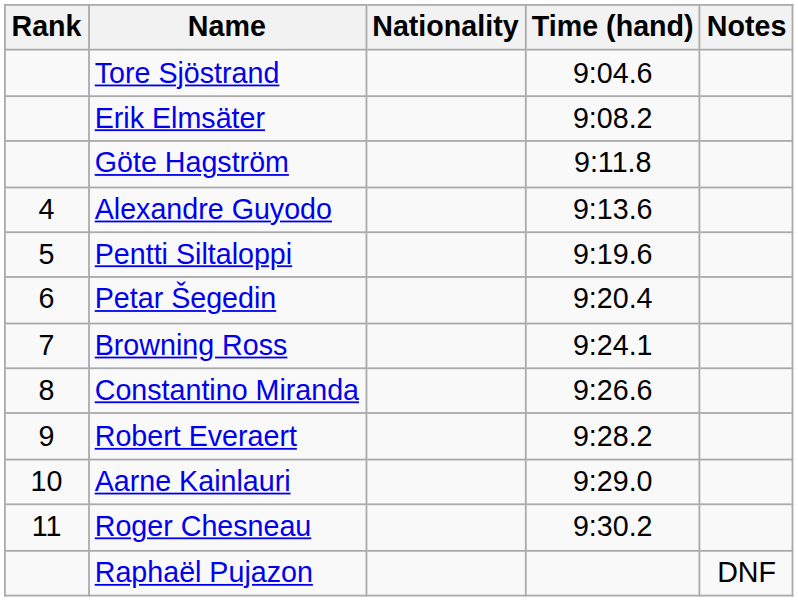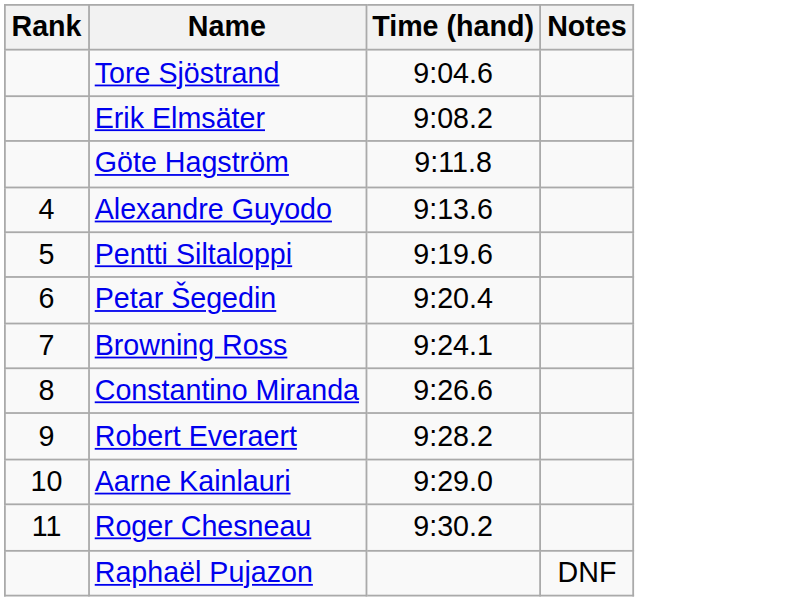- column: (445, 27)
